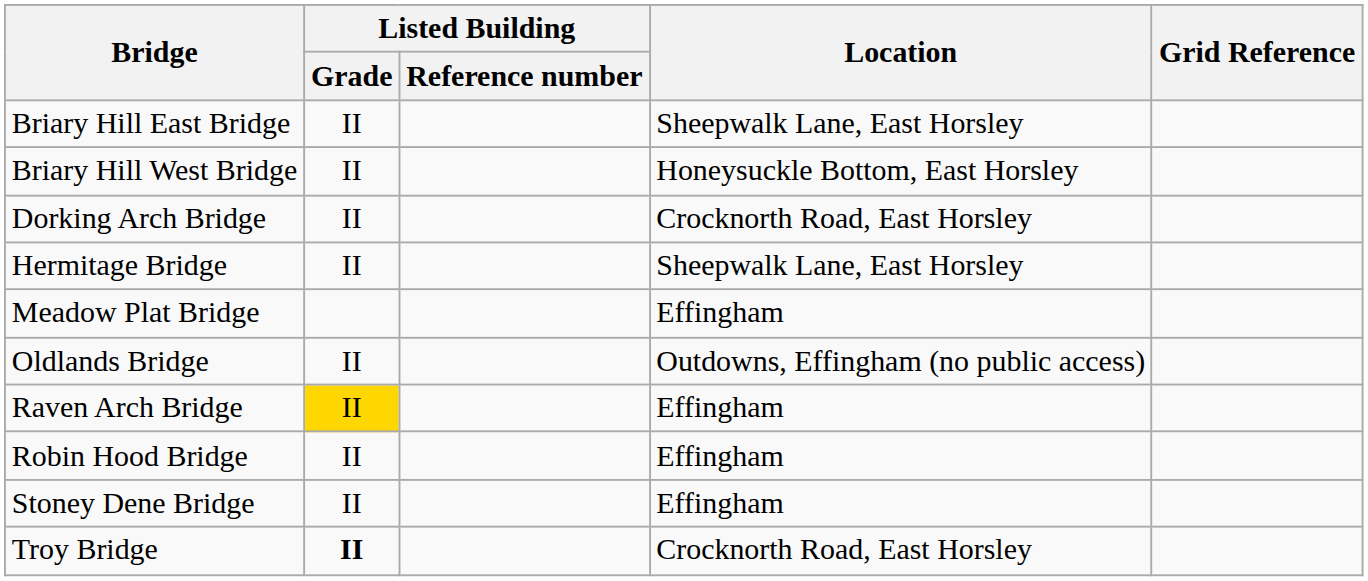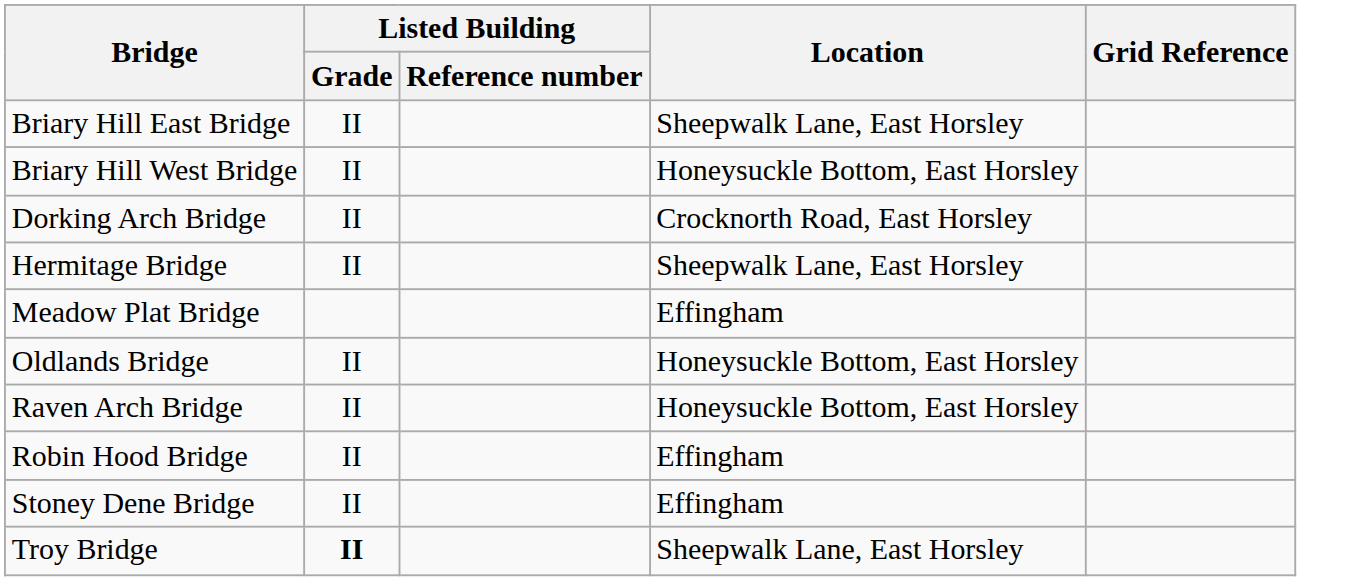(901, 360) Outdowns, Effingham (no public access) -> (867, 360) Honeysuckle Bottom, East Horsley
(352, 407) gold background -> (352, 407) no background
(720, 407) Effingham -> (867, 407) Honeysuckle Bottom, East Horsley
(844, 550) Crocknorth Road, East Horsley -> (840, 550) Sheepwalk Lane, East Horsley
